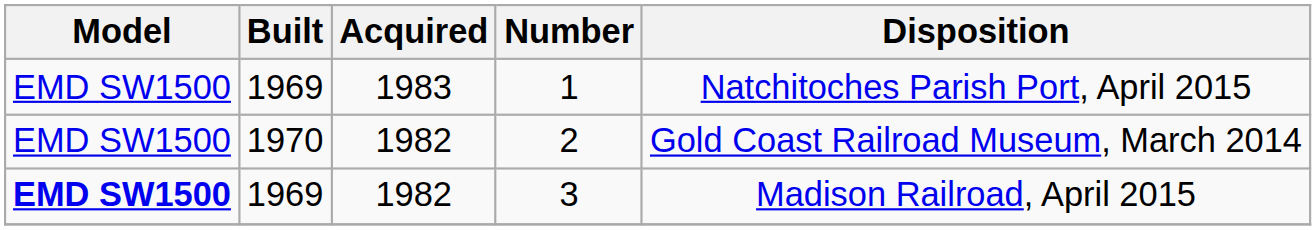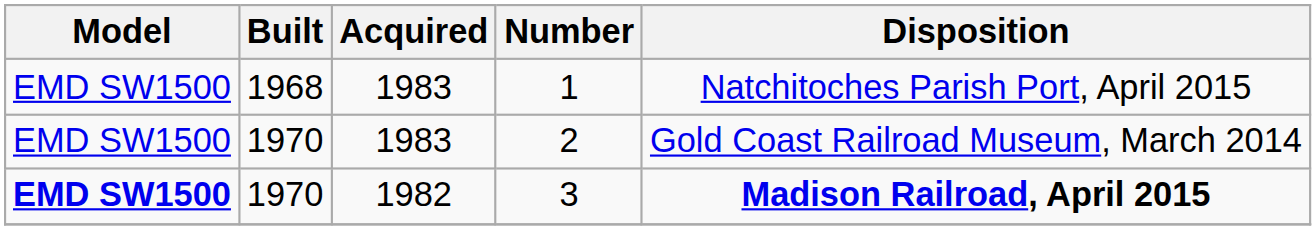(285, 86) 1969 -> (285, 86) 1968
(414, 140) 1982 -> (414, 140) 1983
(285, 195) 1969 -> (285, 195) 1970
(976, 195) normal -> (976, 195) bold
